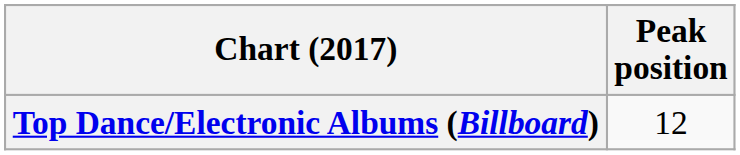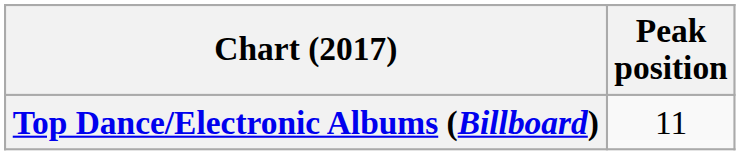(671, 121) 12 -> (671, 121) 11
